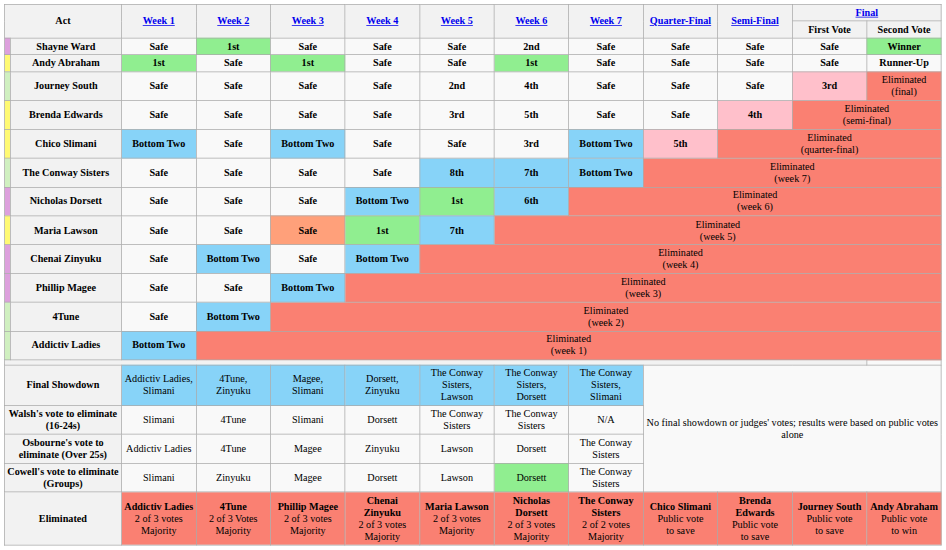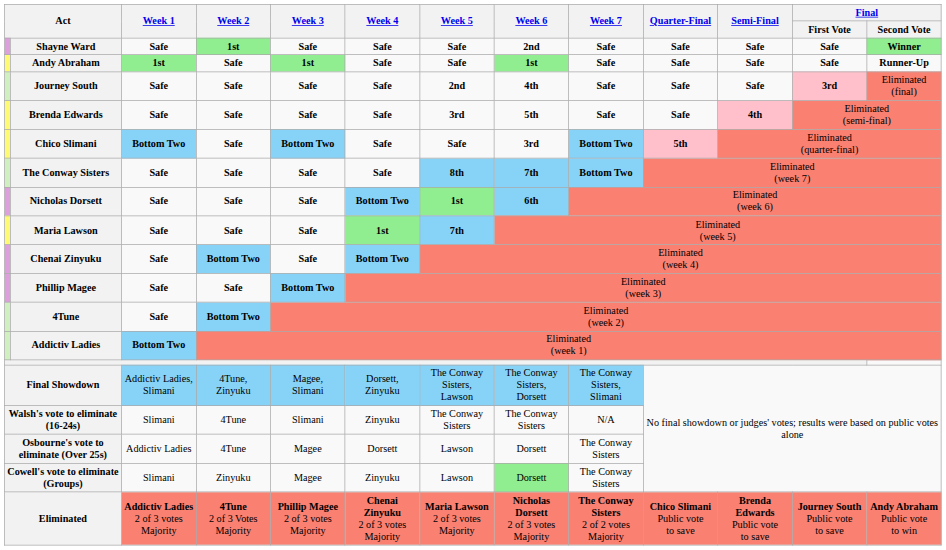(308, 229) lightsalmon background -> (308, 229) no background
(382, 419) Dorsett -> (382, 419) Zinyuku
(382, 448) Zinyuku -> (382, 448) Dorsett
(382, 477) Dorsett -> (382, 477) Zinyuku
